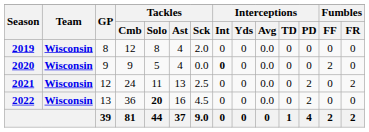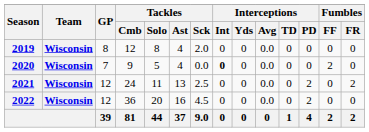(106, 65) 9 -> (106, 65) 7
(106, 100) 13 -> (106, 100) 12
(157, 100) bold -> (157, 100) normal
